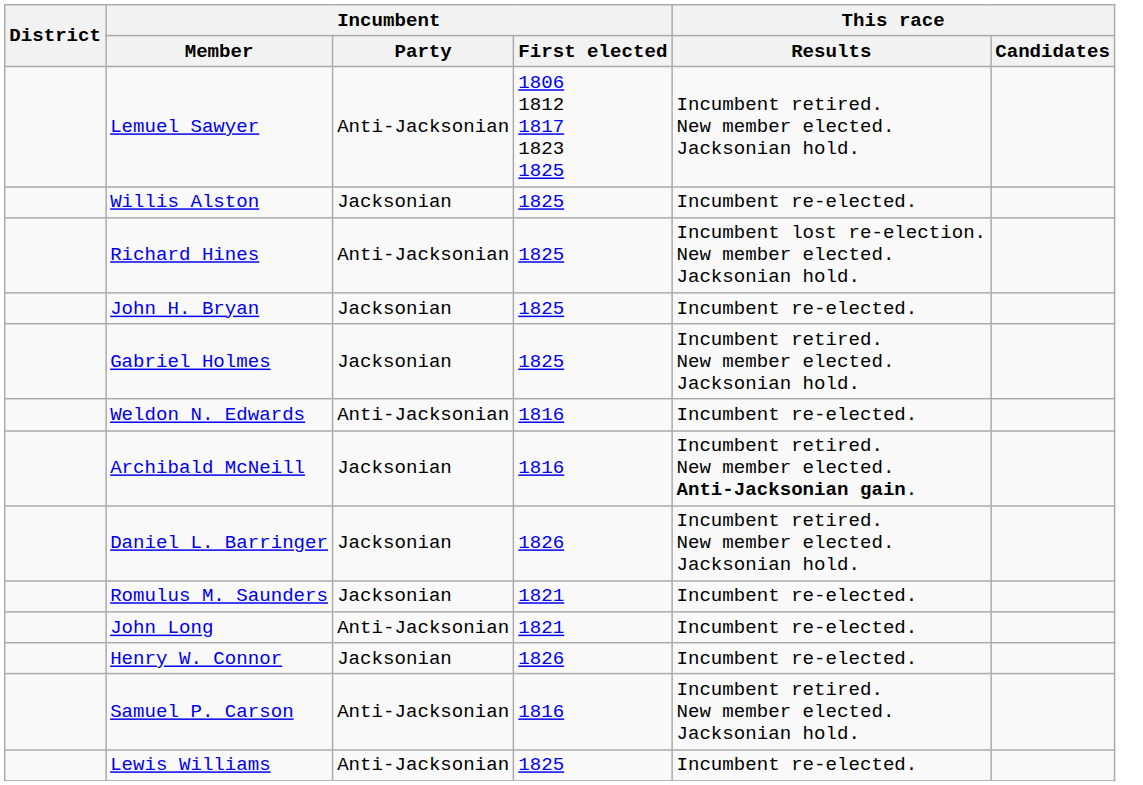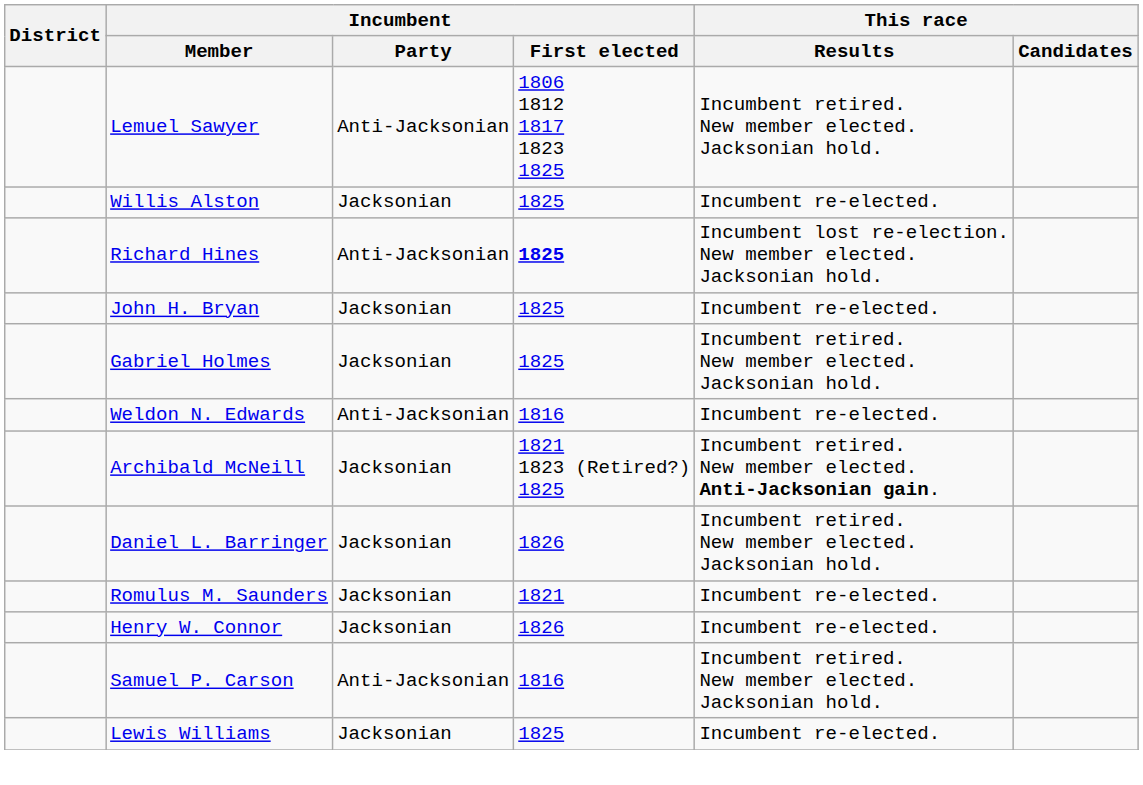(541, 255) normal -> (541, 255) bold
(541, 468) 1816 -> (604, 468) 1821 1823 (Retired?) 1825
- row: (162, 628)
(423, 765) Anti-Jacksonian -> (394, 734) Jacksonian
